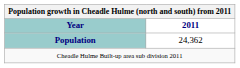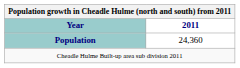(191, 41) 24,362 -> (191, 41) 24,360
